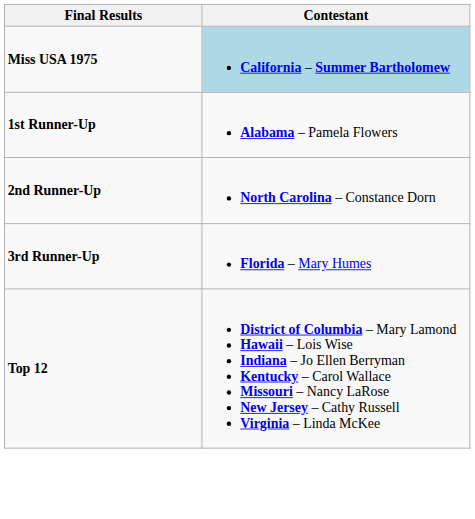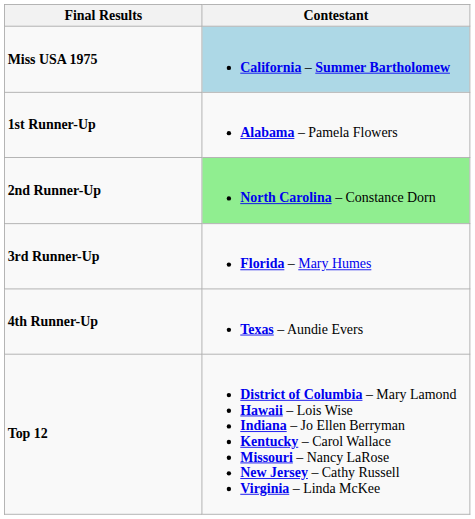(336, 198) no background -> (336, 198) lightgreen background
+ row: (53, 321)
